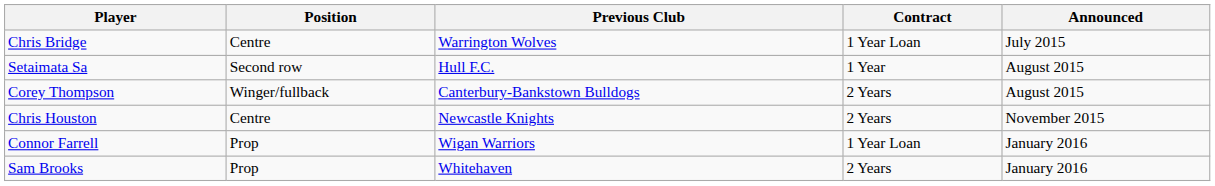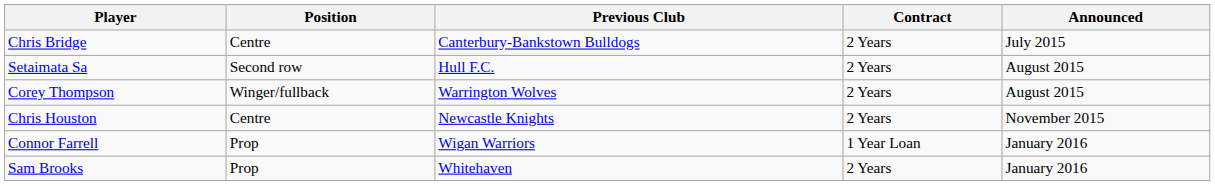(497, 42) Warrington Wolves -> (539, 42) Canterbury-Bankstown Bulldogs
(883, 42) 1 Year Loan -> (869, 42) 2 Years
(866, 67) 1 Year -> (869, 67) 2 Years
(539, 93) Canterbury-Bankstown Bulldogs -> (497, 93) Warrington Wolves
